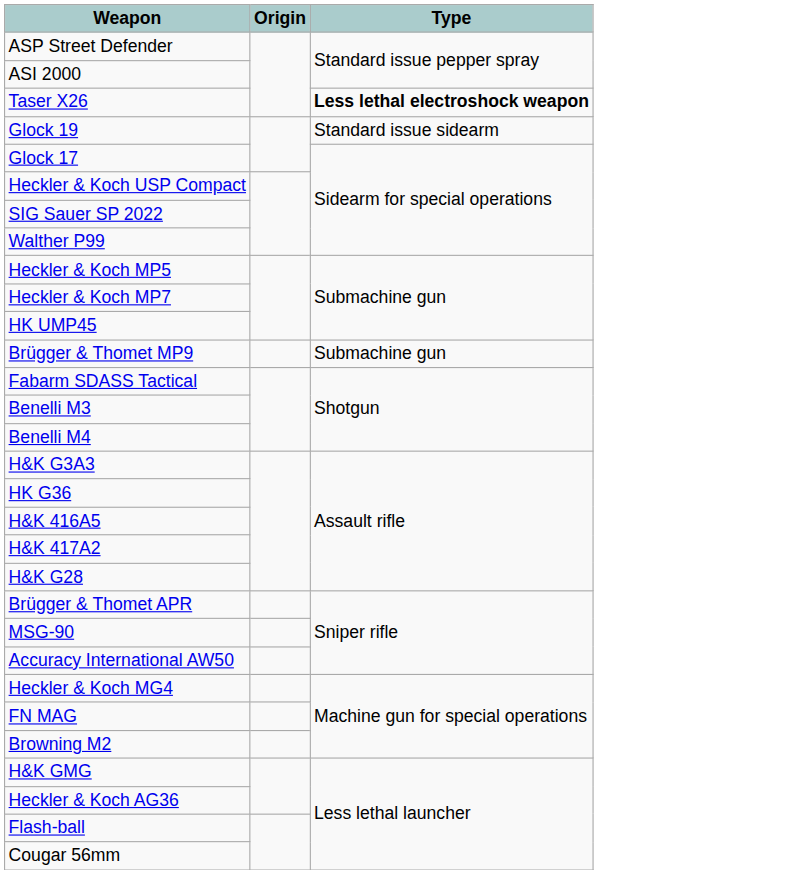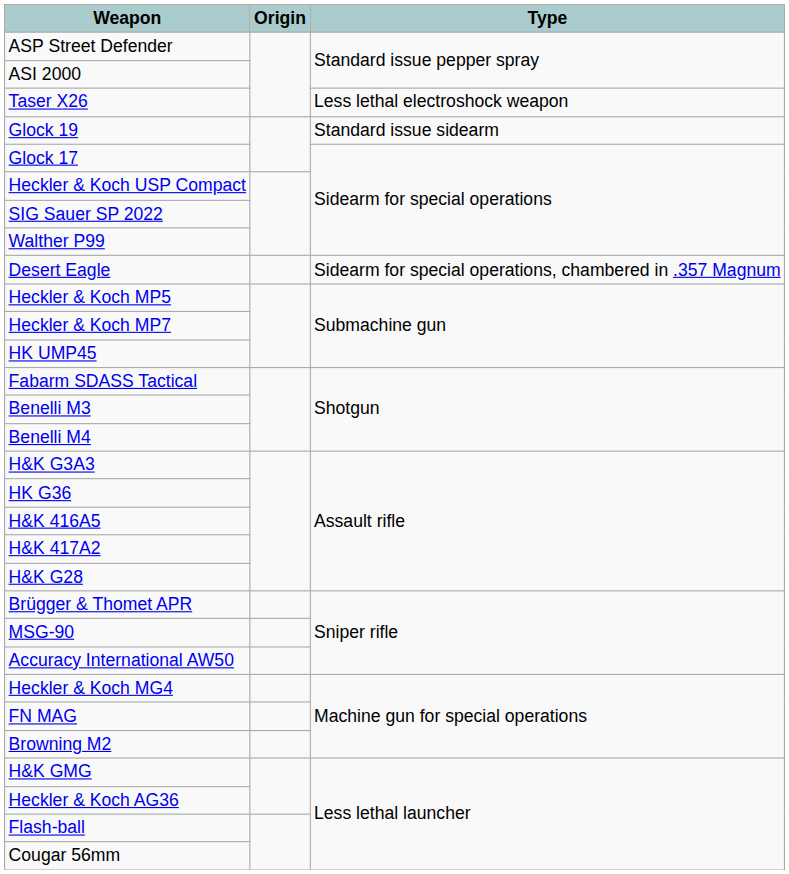(451, 102) bold -> (441, 102) normal
+ row: (59, 269)
- row: (101, 353)
